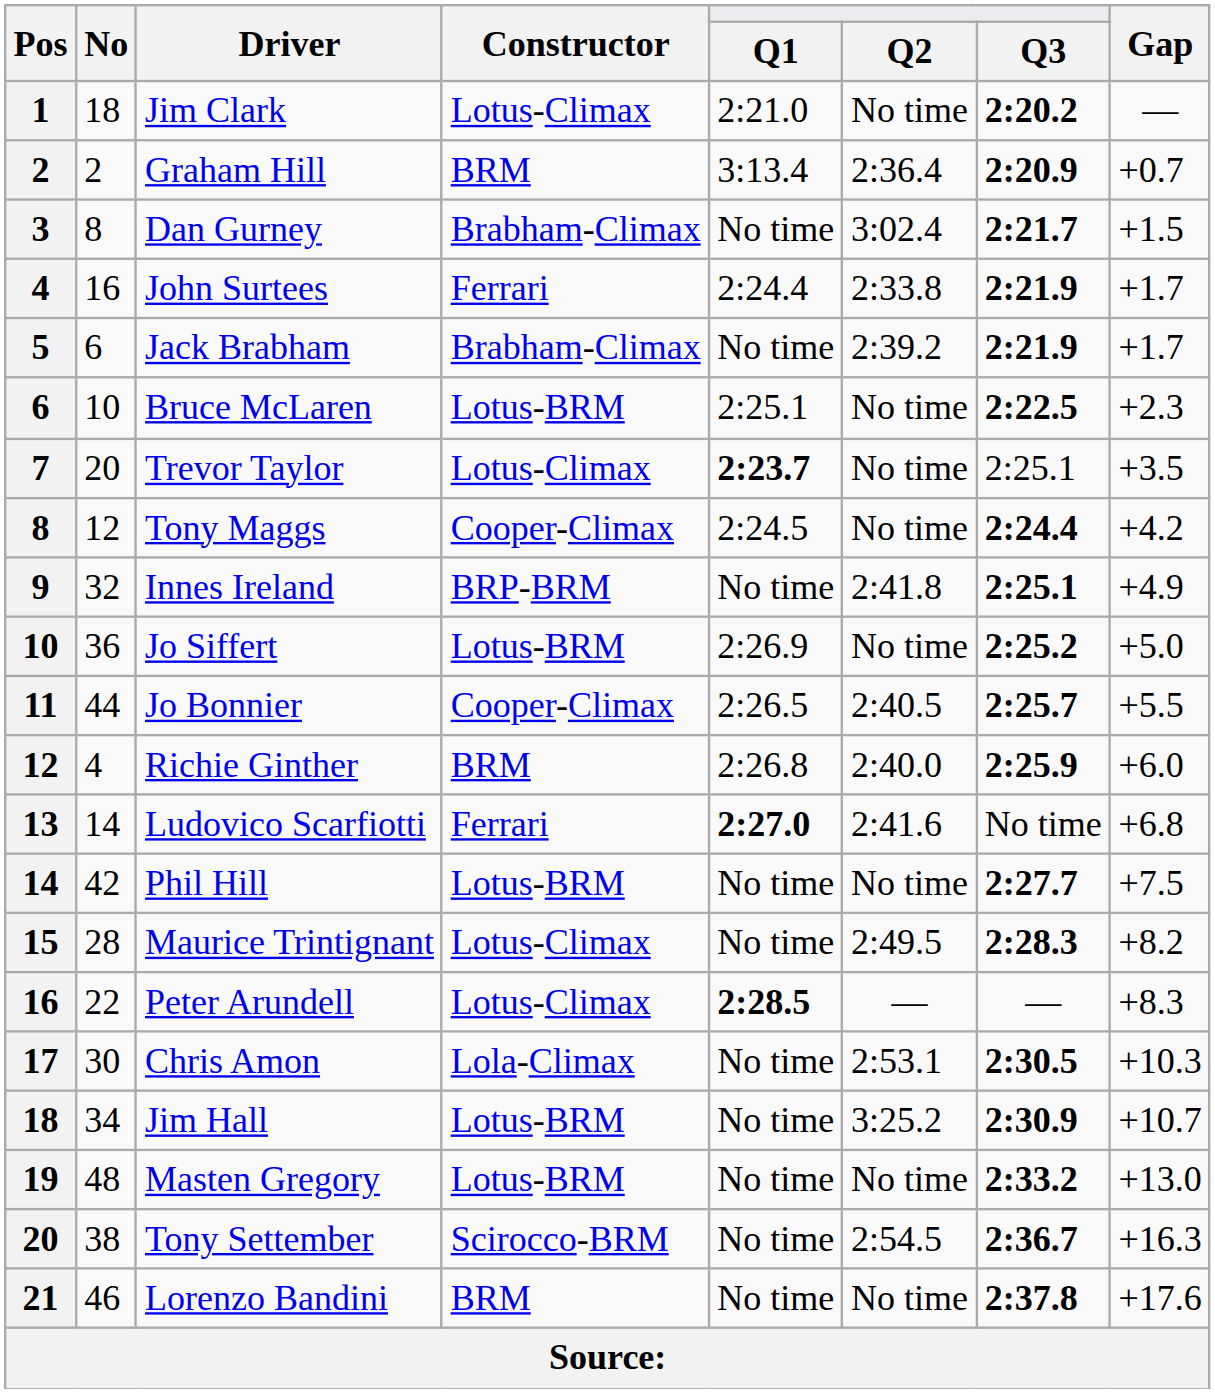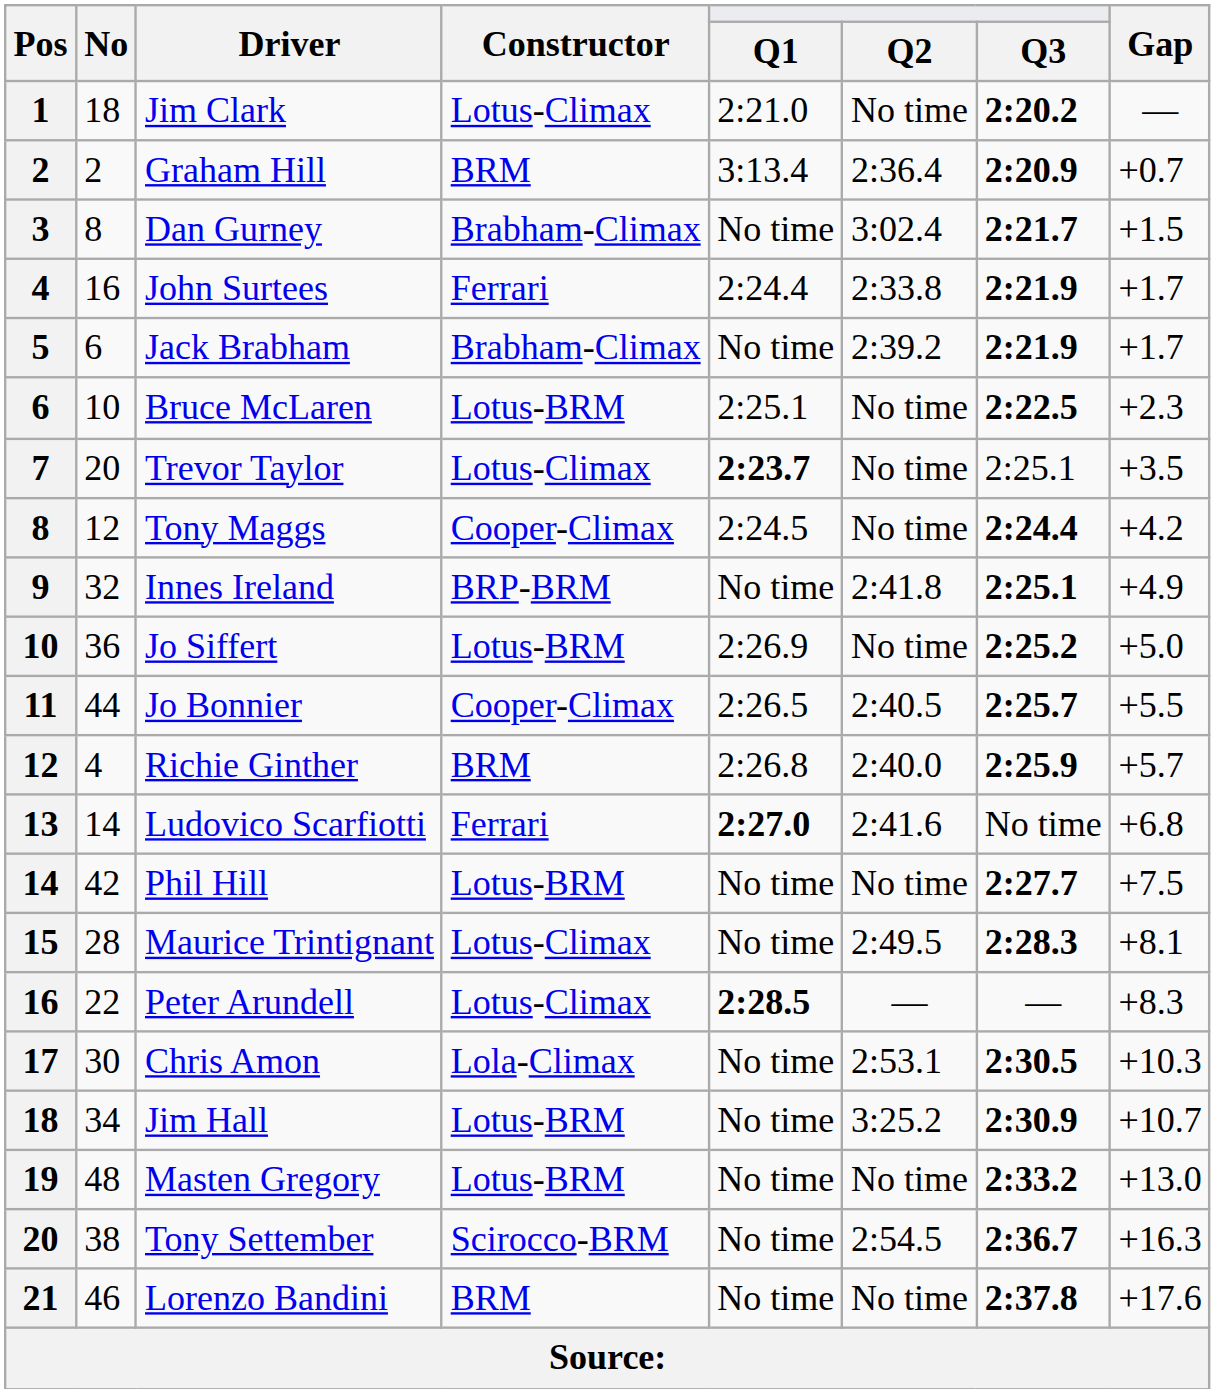(1151, 763) +6.0 -> (1151, 763) +5.7
(1151, 942) +8.2 -> (1151, 942) +8.1
